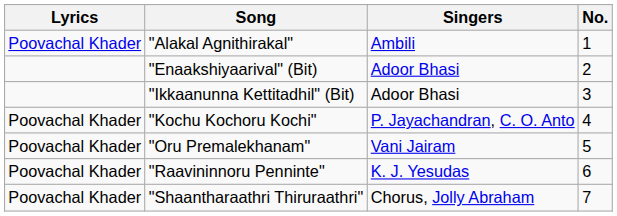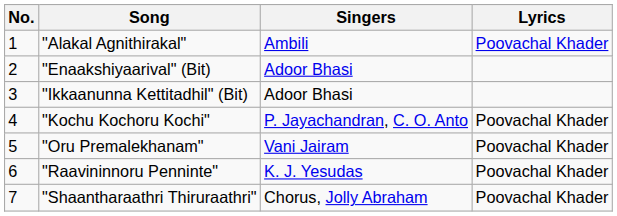columns swapped: (595, 18) <-> (75, 18)
